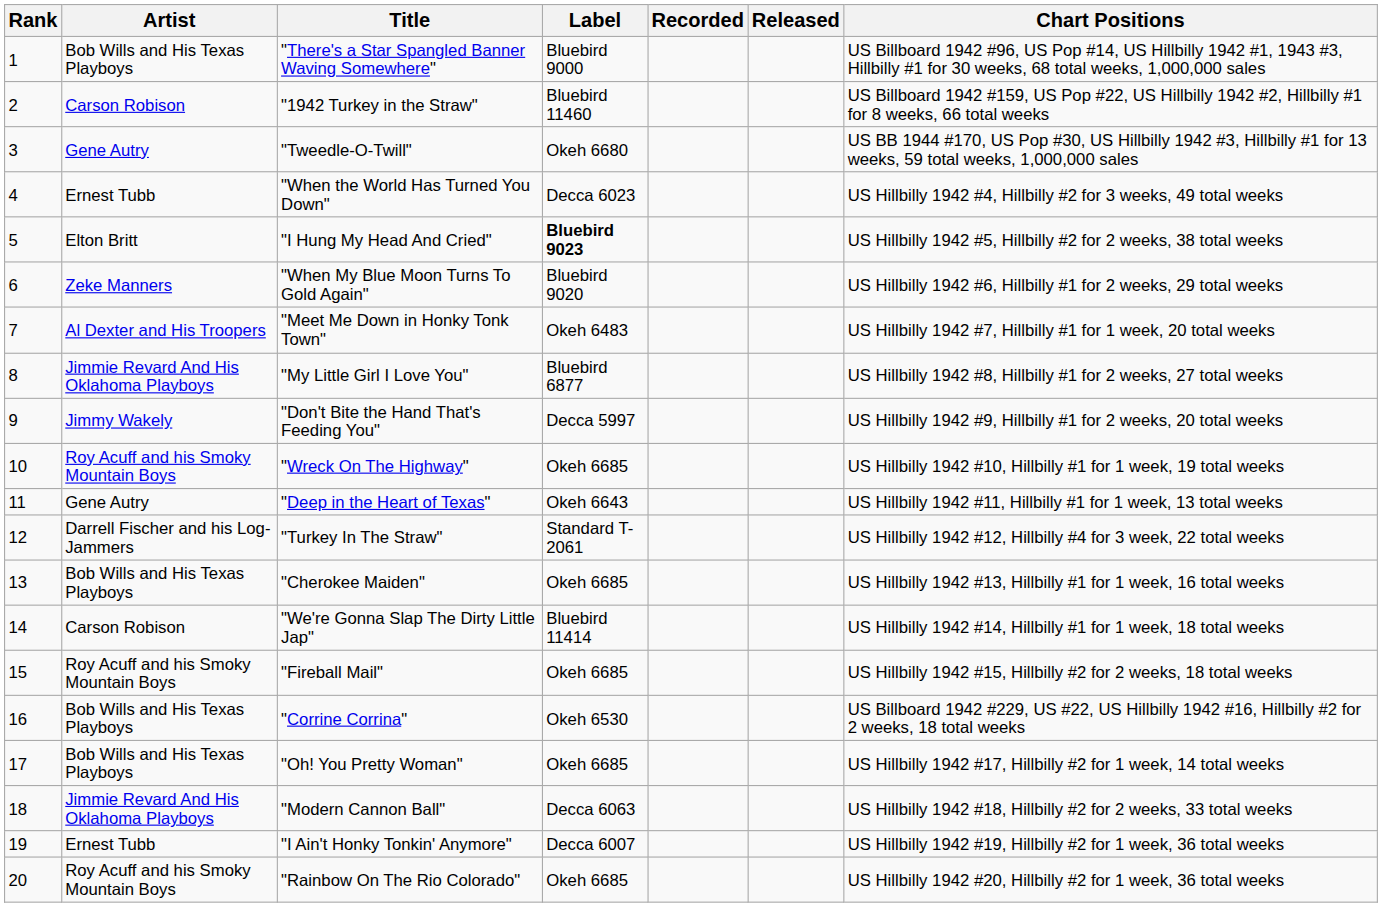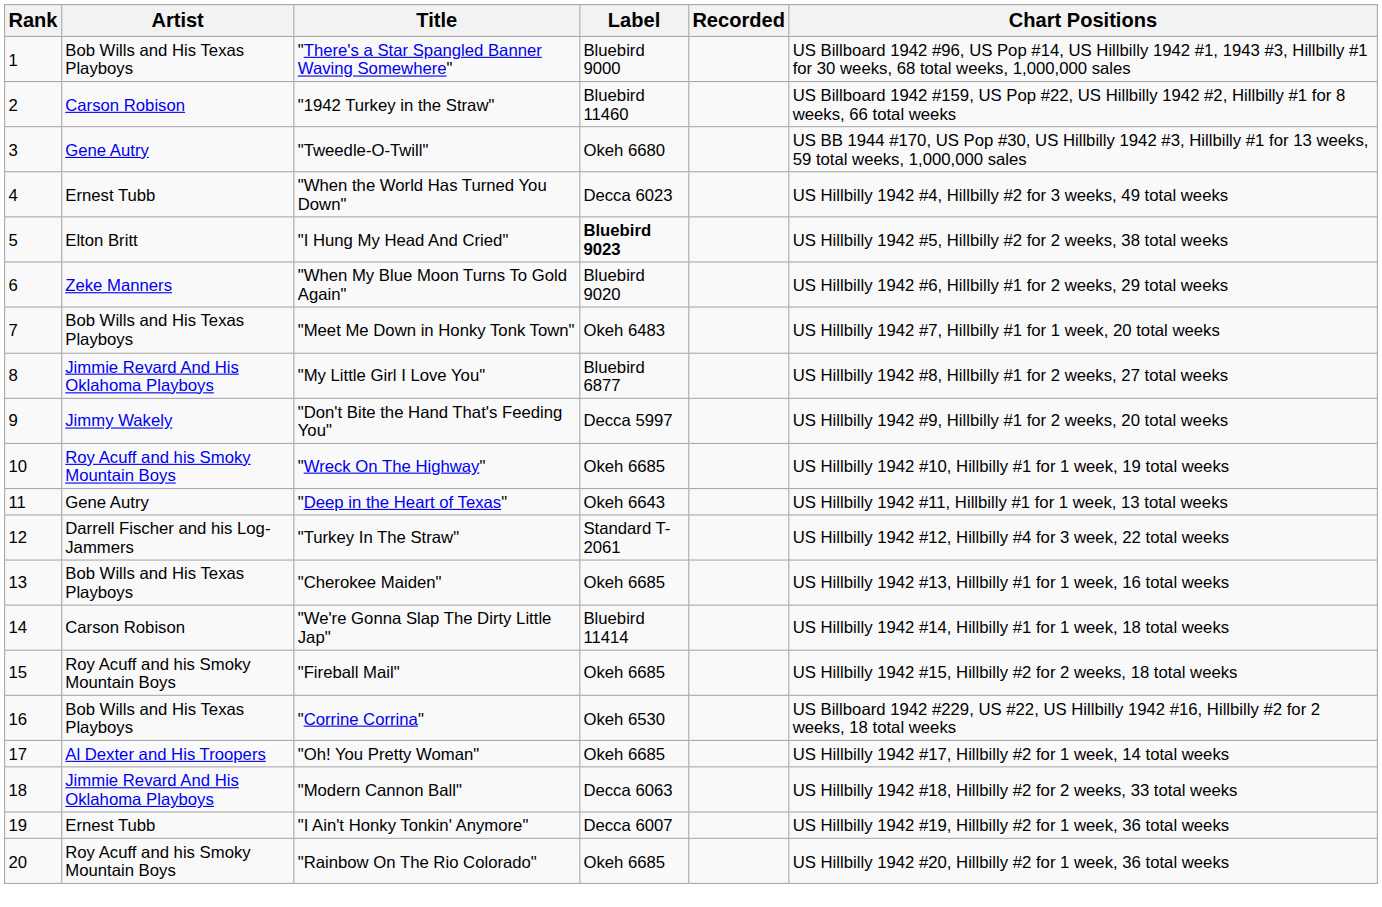- column: (796, 20)
(166, 330) Al Dexter and His Troopers -> (155, 330) Bob Wills and His Texas Playboys
(155, 763) Bob Wills and His Texas Playboys -> (166, 754) Al Dexter and His Troopers
